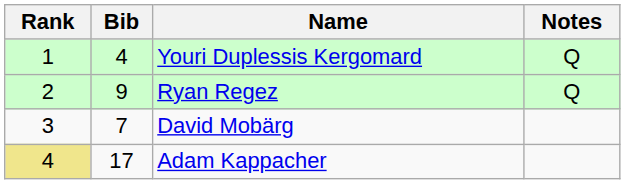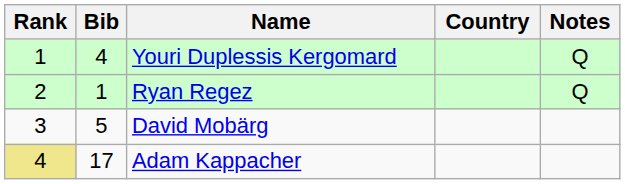+ column: (488, 21)
(121, 91) 9 -> (101, 91) 1
(121, 126) 7 -> (101, 126) 5
